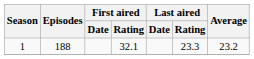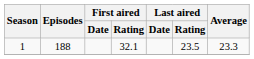(190, 46) 23.3 -> (190, 46) 23.5
(229, 46) 23.2 -> (229, 46) 23.3
